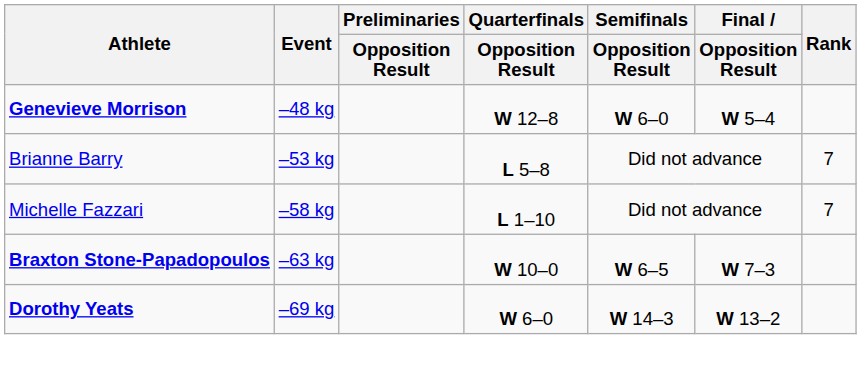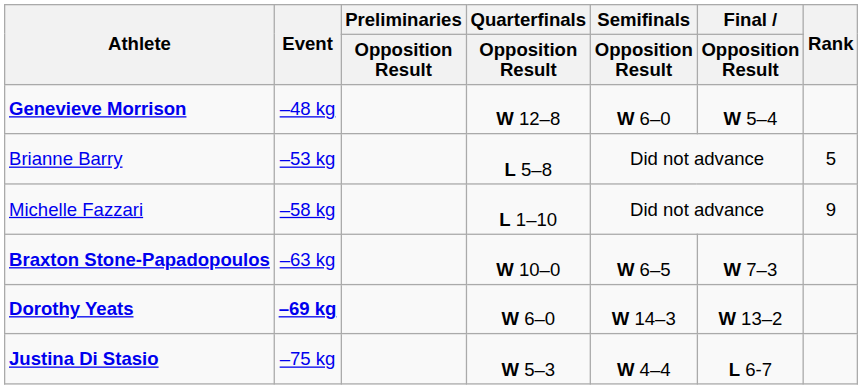(829, 159) 7 -> (831, 159) 5
(829, 209) 7 -> (831, 209) 9
(307, 309) normal -> (308, 309) bold
+ row: (84, 359)
